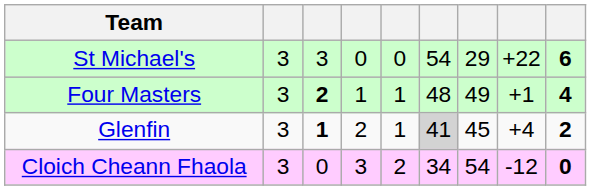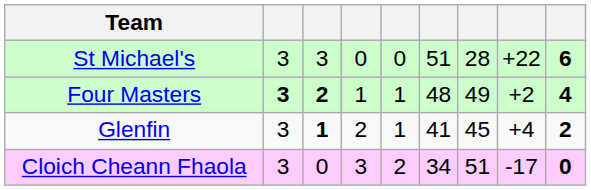(439, 58) 54 -> (439, 58) 51
(477, 58) 29 -> (477, 58) 28
(283, 94) normal -> (283, 94) bold
(521, 94) +1 -> (521, 94) +2
(439, 130) lightgrey background -> (439, 130) no background
(477, 166) 54 -> (477, 166) 51
(521, 166) -12 -> (521, 166) -17
